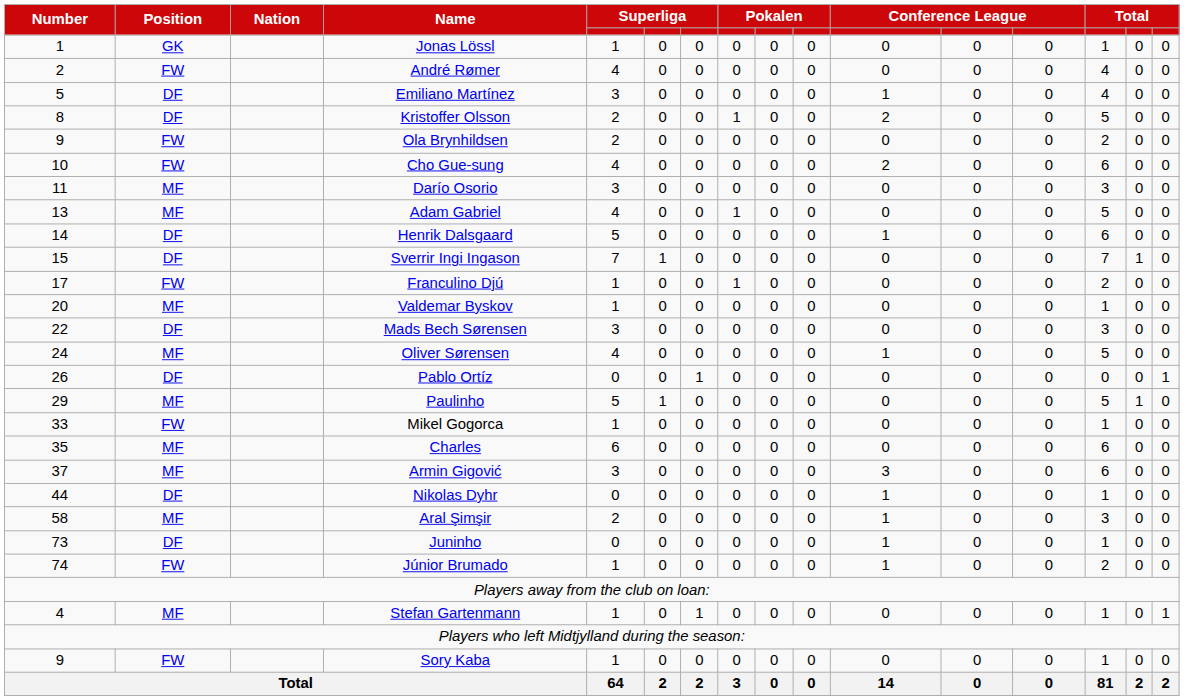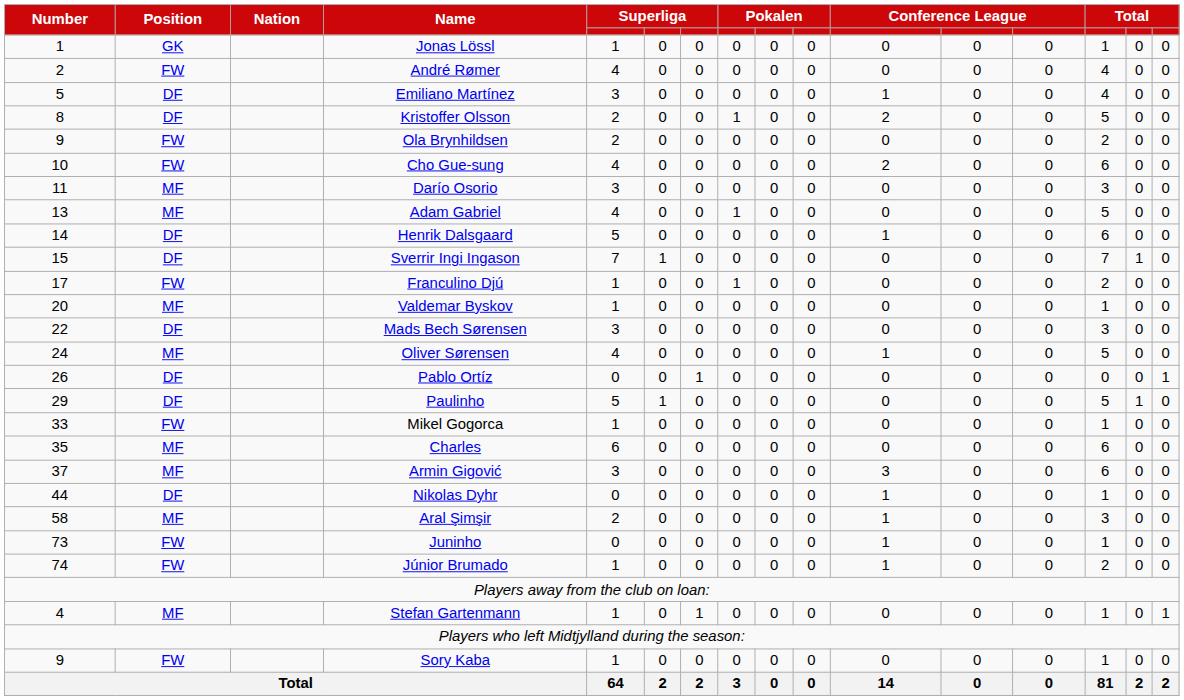(173, 400) MF -> (173, 400) DF
(173, 542) DF -> (173, 542) FW
